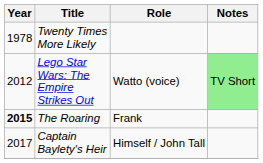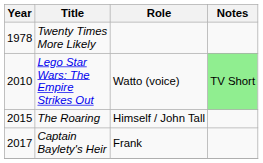(20, 81) 2012 -> (20, 81) 2010
(20, 118) bold -> (20, 118) normal
(128, 118) Frank -> (159, 118) Himself / John Tall
(159, 143) Himself / John Tall -> (128, 143) Frank
